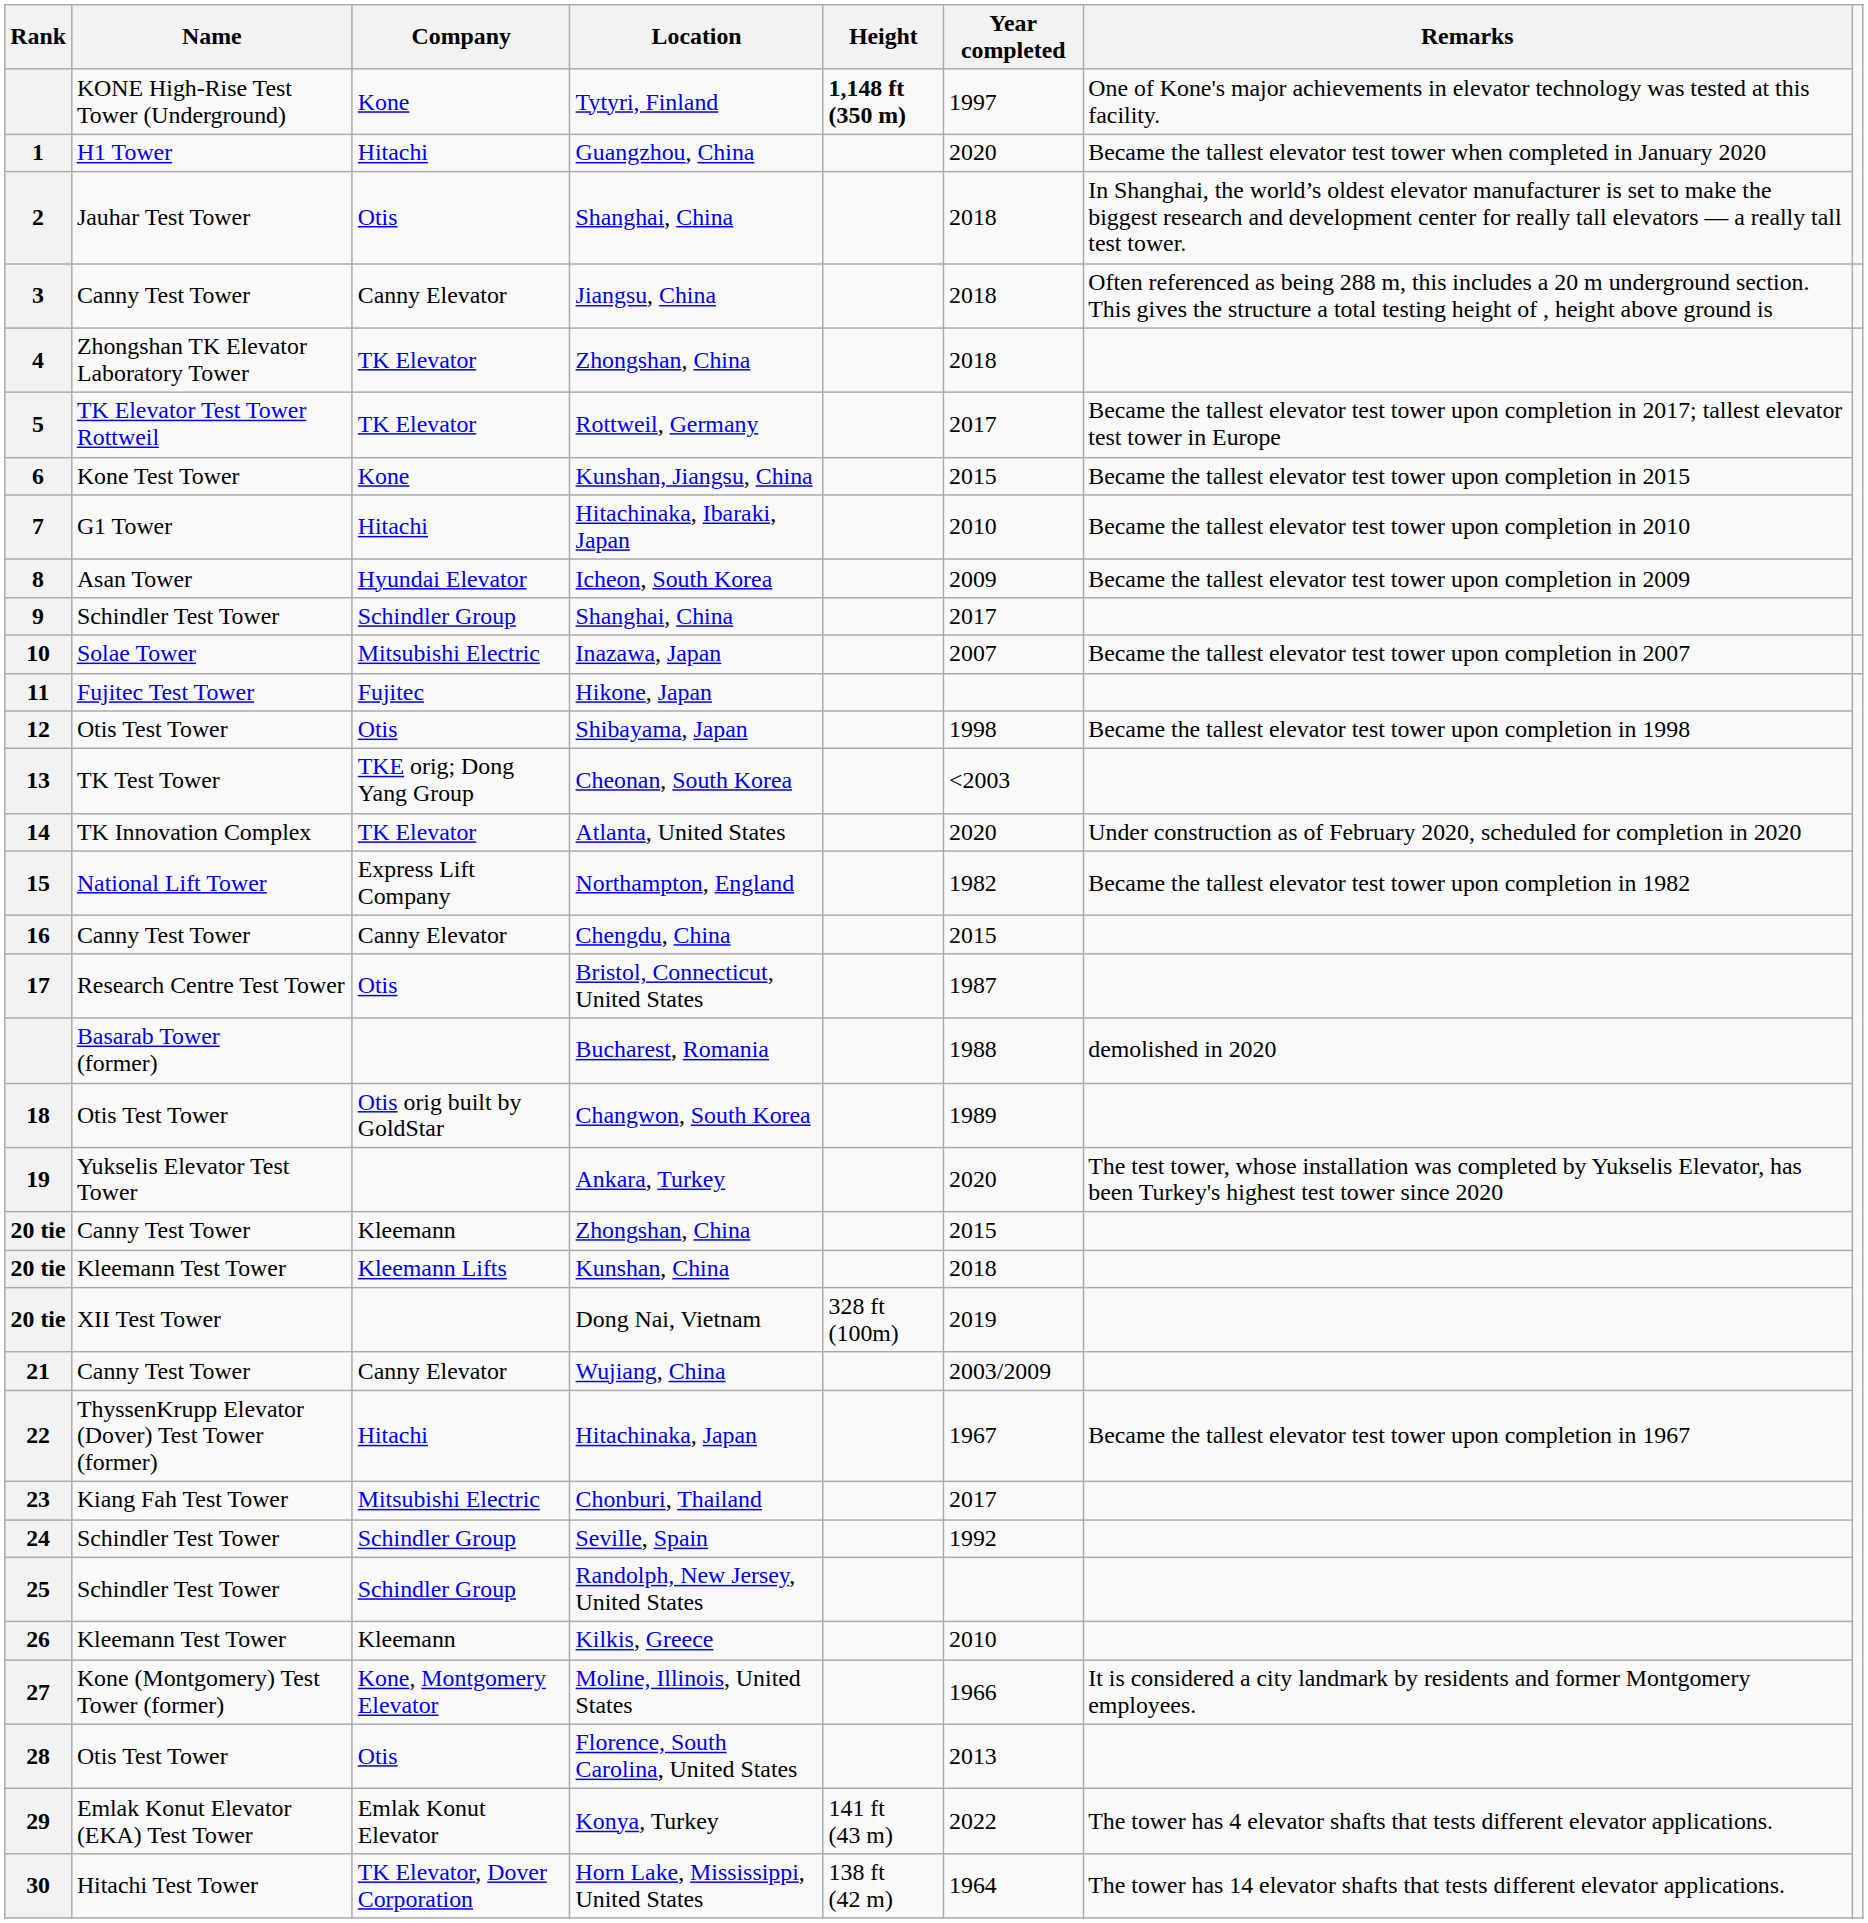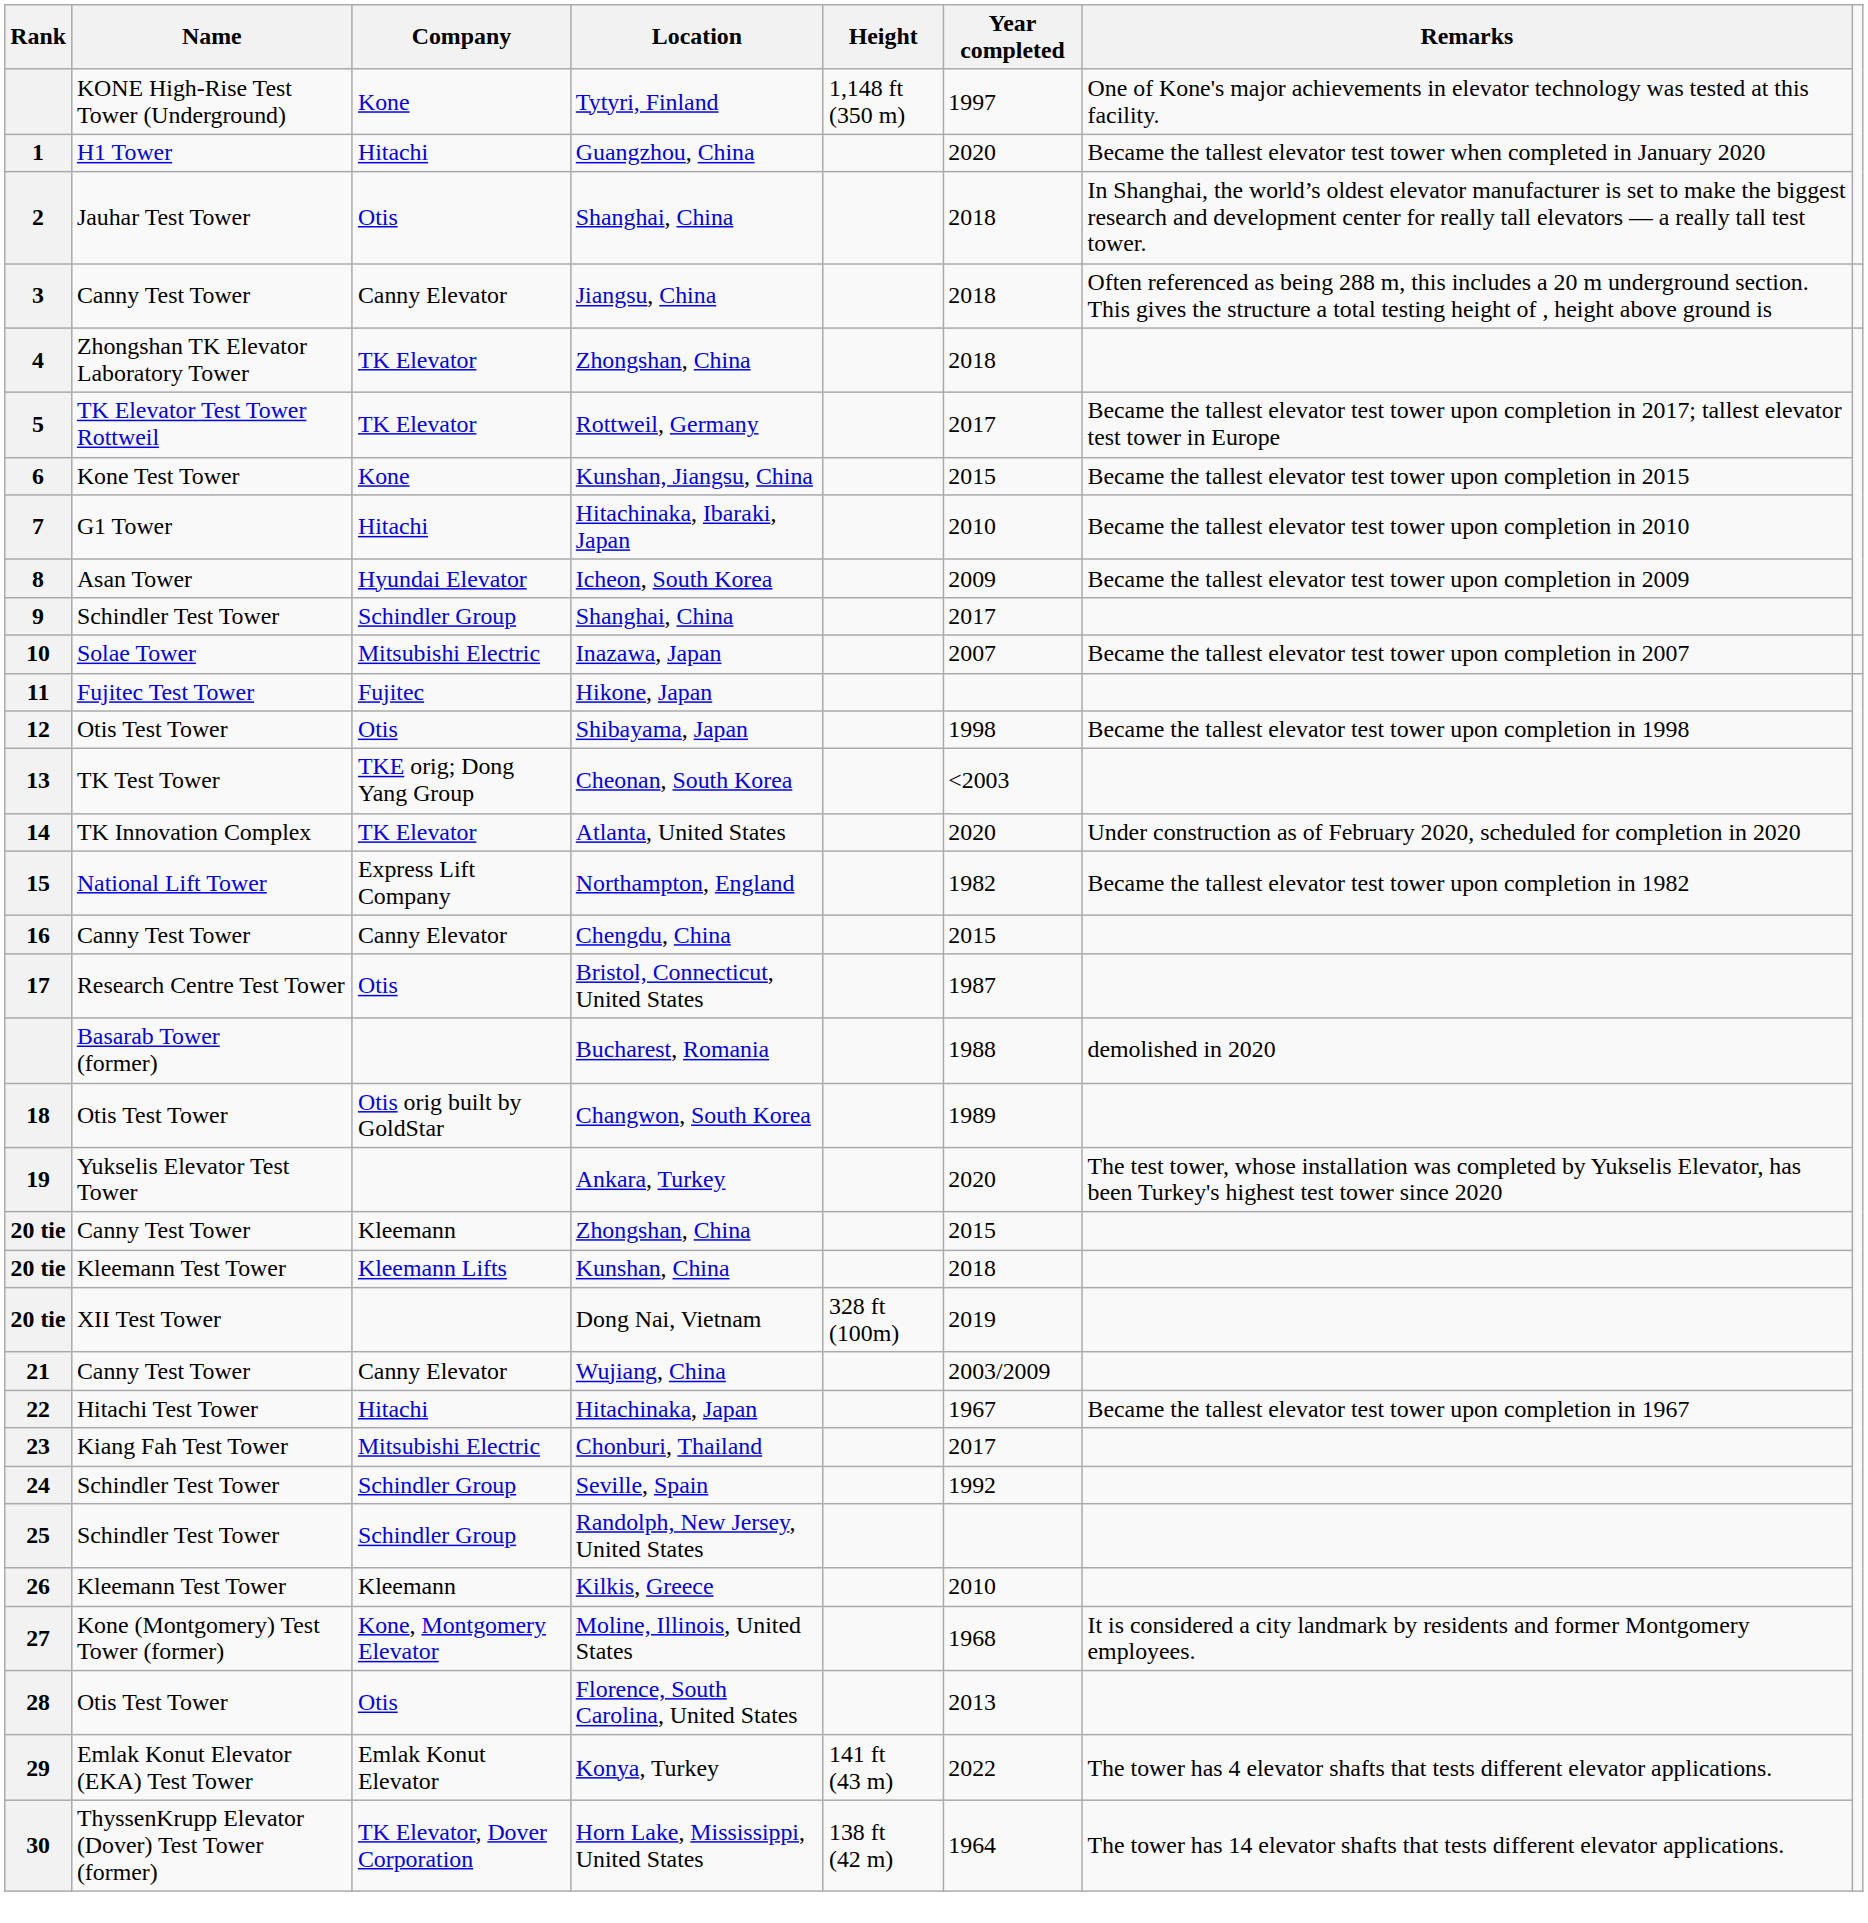(867, 101) bold -> (867, 101) normal
(190, 1435) ThyssenKrupp Elevator (Dover) Test Tower (former) -> (167, 1408) Hitachi Test Tower
(973, 1691) 1966 -> (972, 1638) 1968
(167, 1885) Hitachi Test Tower -> (190, 1845) ThyssenKrupp Elevator (Dover) Test Tower (former)
